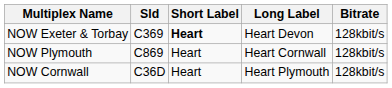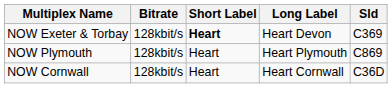columns swapped: (360, 14) <-> (150, 14)
(285, 53) Heart Cornwall -> (305, 53) Heart Plymouth
(287, 72) Heart Plymouth -> (303, 72) Heart Cornwall
